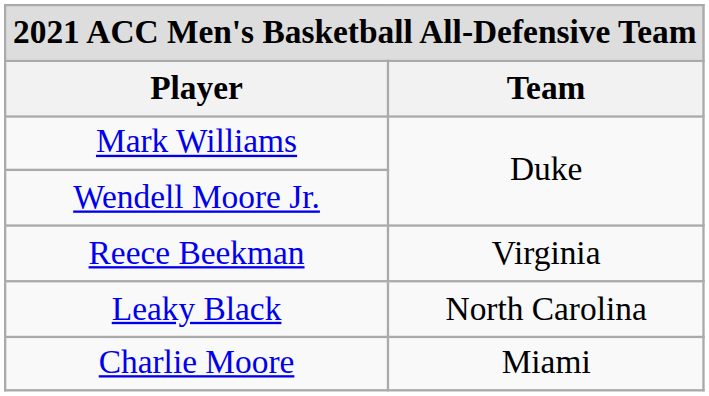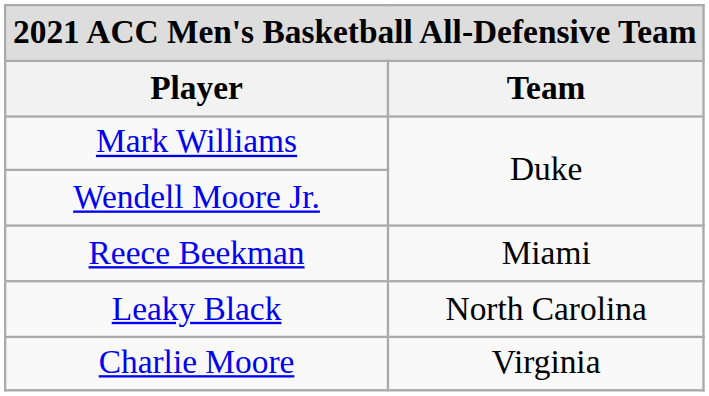(546, 252) Virginia -> (546, 252) Miami
(546, 363) Miami -> (546, 363) Virginia
